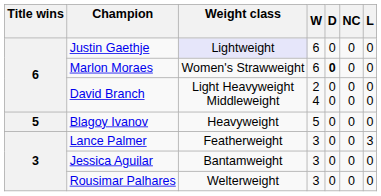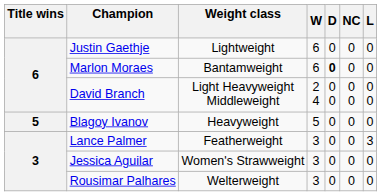(243, 48) lavender background -> (243, 48) no background
(243, 68) Women's Strawweight -> (243, 68) Bantamweight
(243, 161) Bantamweight -> (243, 161) Women's Strawweight
